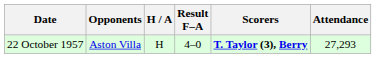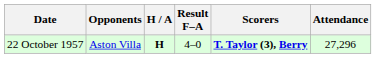(159, 44) normal -> (159, 44) bold
(340, 44) 27,293 -> (340, 44) 27,296
